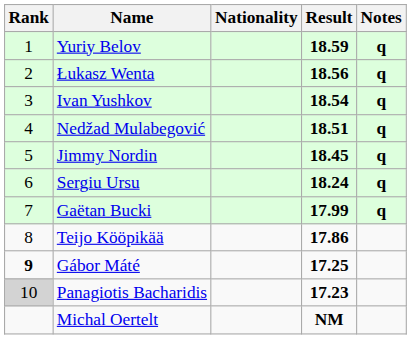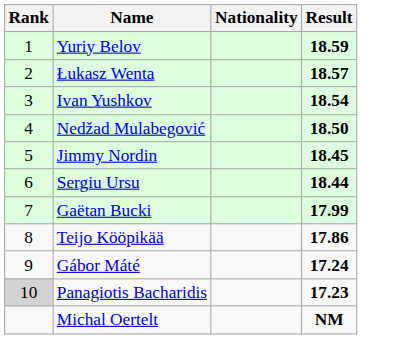- column: (381, 18)
(329, 73) 18.56 -> (329, 73) 18.57
(329, 127) 18.51 -> (329, 127) 18.50
(329, 182) 18.24 -> (329, 182) 18.44
(29, 264) bold -> (29, 264) normal
(329, 264) 17.25 -> (329, 264) 17.24
